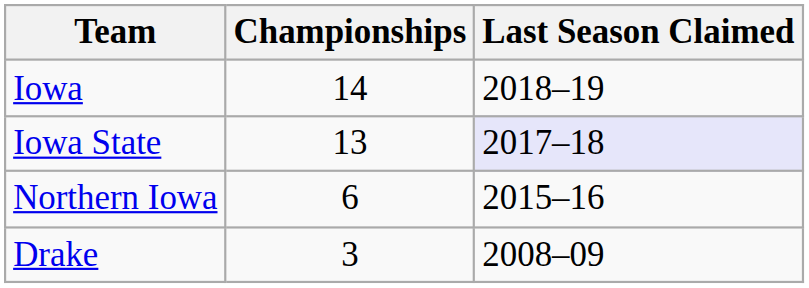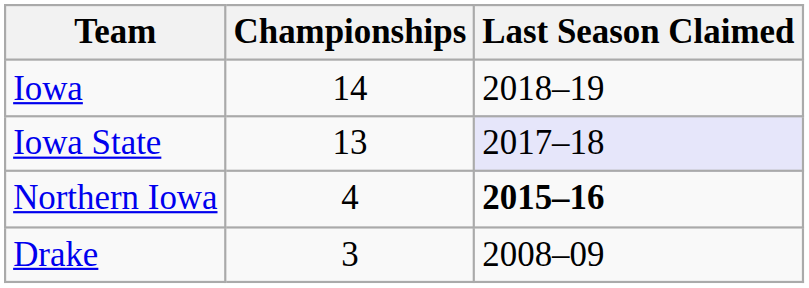(350, 198) 6 -> (350, 198) 4
(543, 198) normal -> (543, 198) bold
